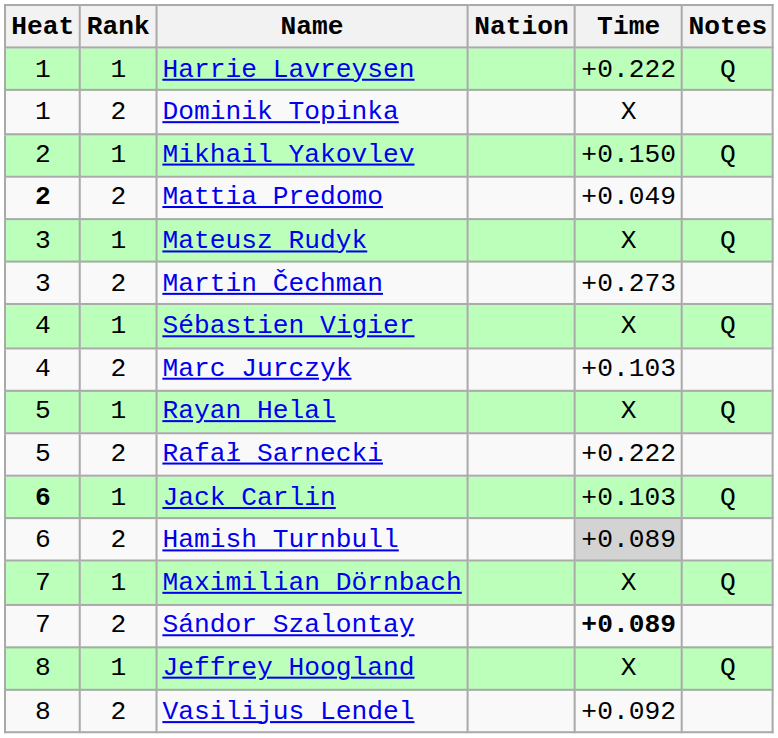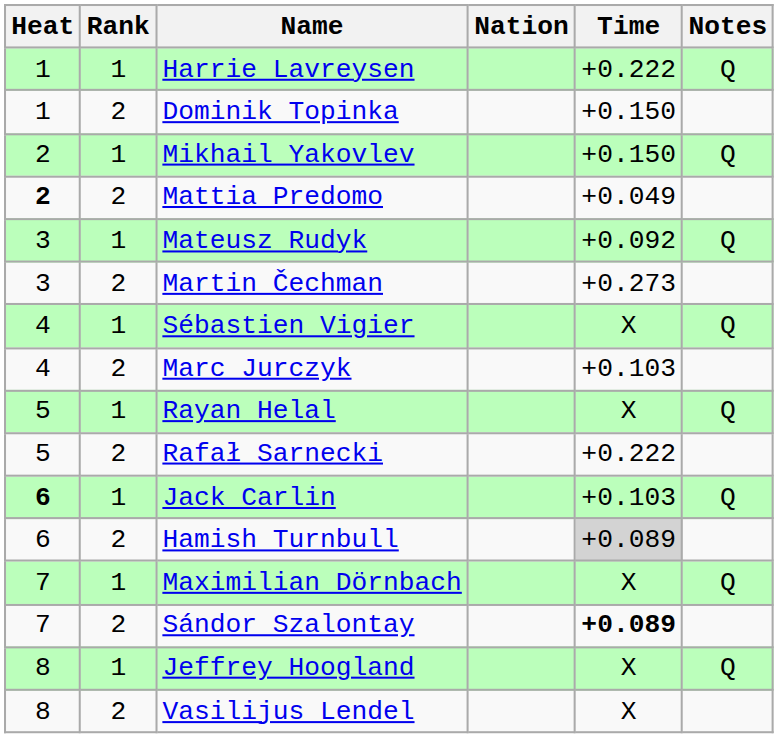(629, 112) X -> (629, 112) +0.150
(629, 240) X -> (629, 240) +0.092
(629, 711) +0.092 -> (629, 711) X
